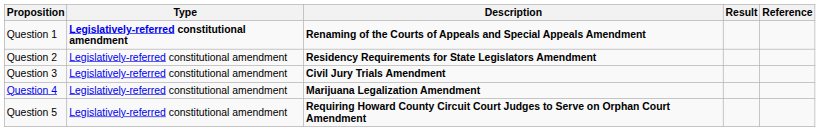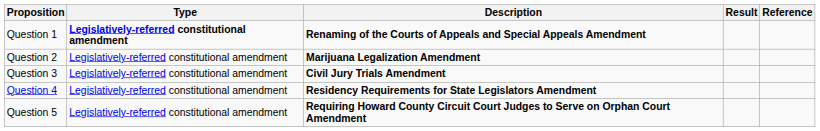(451, 57) Residency Requirements for State Legislators Amendment -> (393, 57) Marijuana Legalization Amendment
(393, 90) Marijuana Legalization Amendment -> (451, 90) Residency Requirements for State Legislators Amendment
